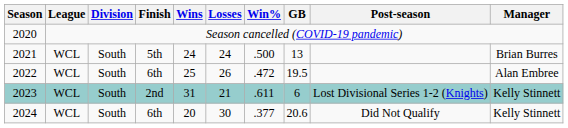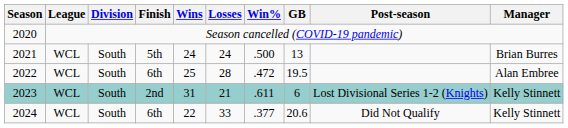(225, 73) 26 -> (225, 73) 28
(189, 113) 20 -> (189, 113) 22
(225, 113) 30 -> (225, 113) 33
